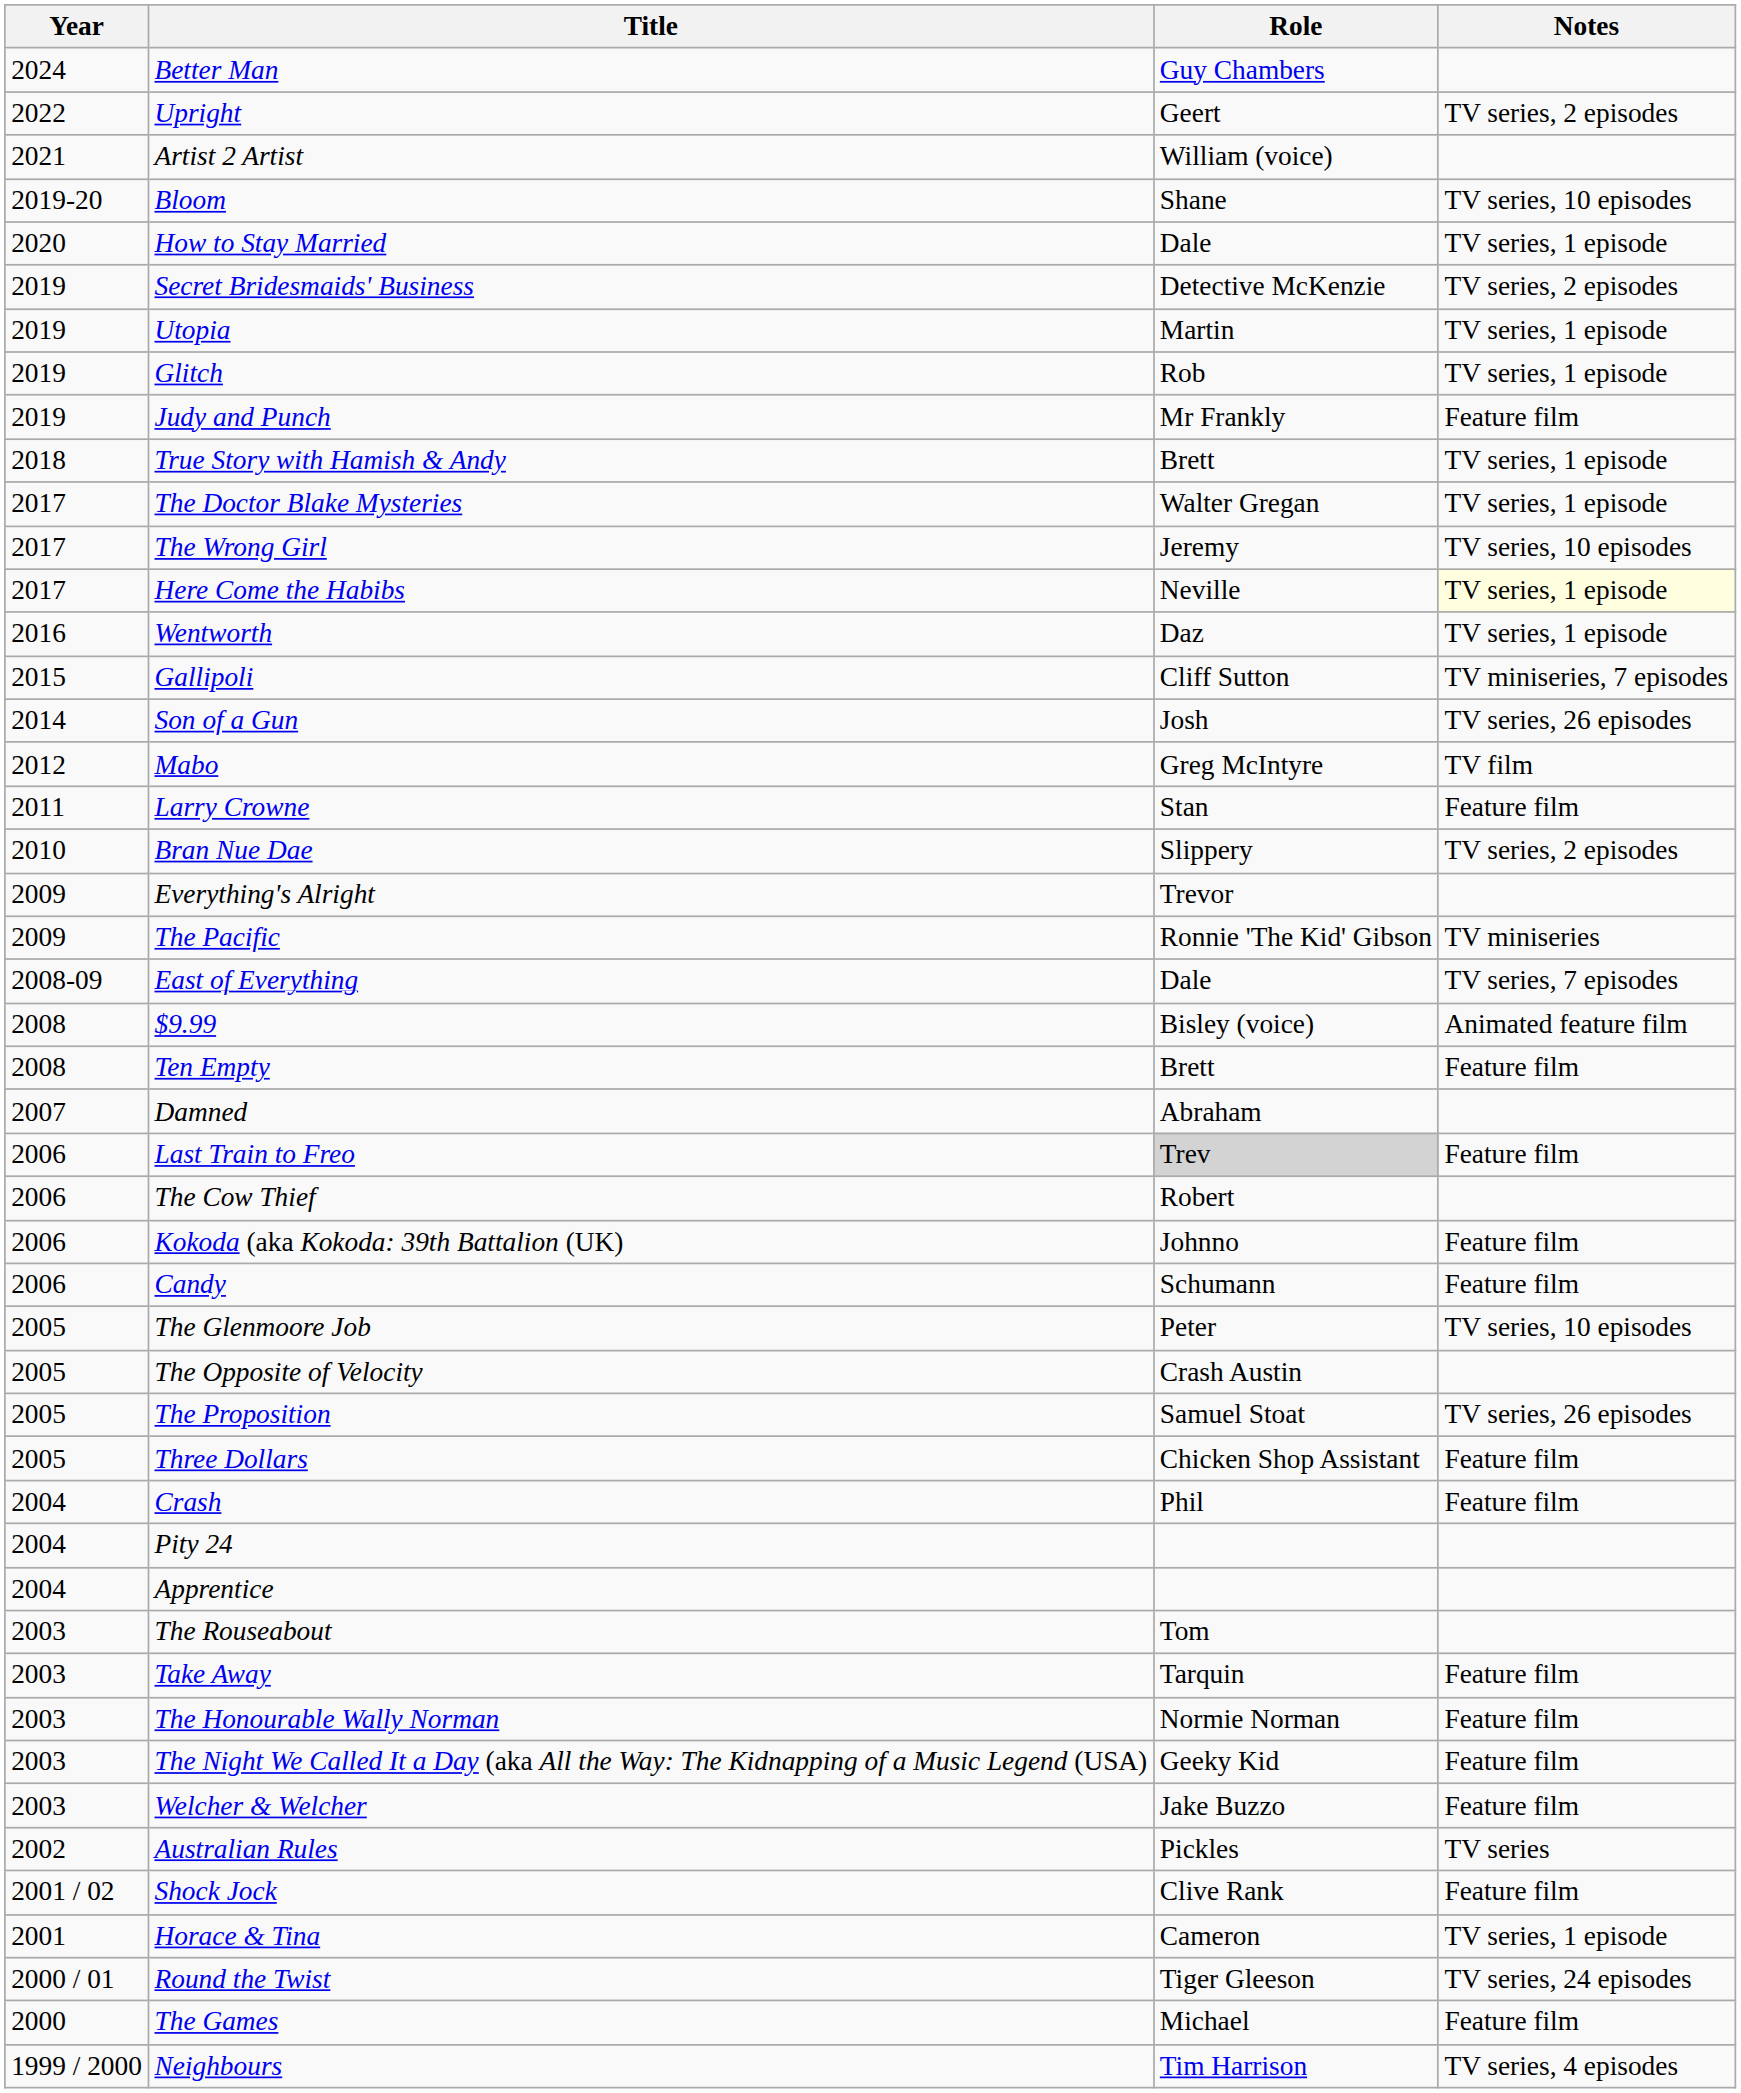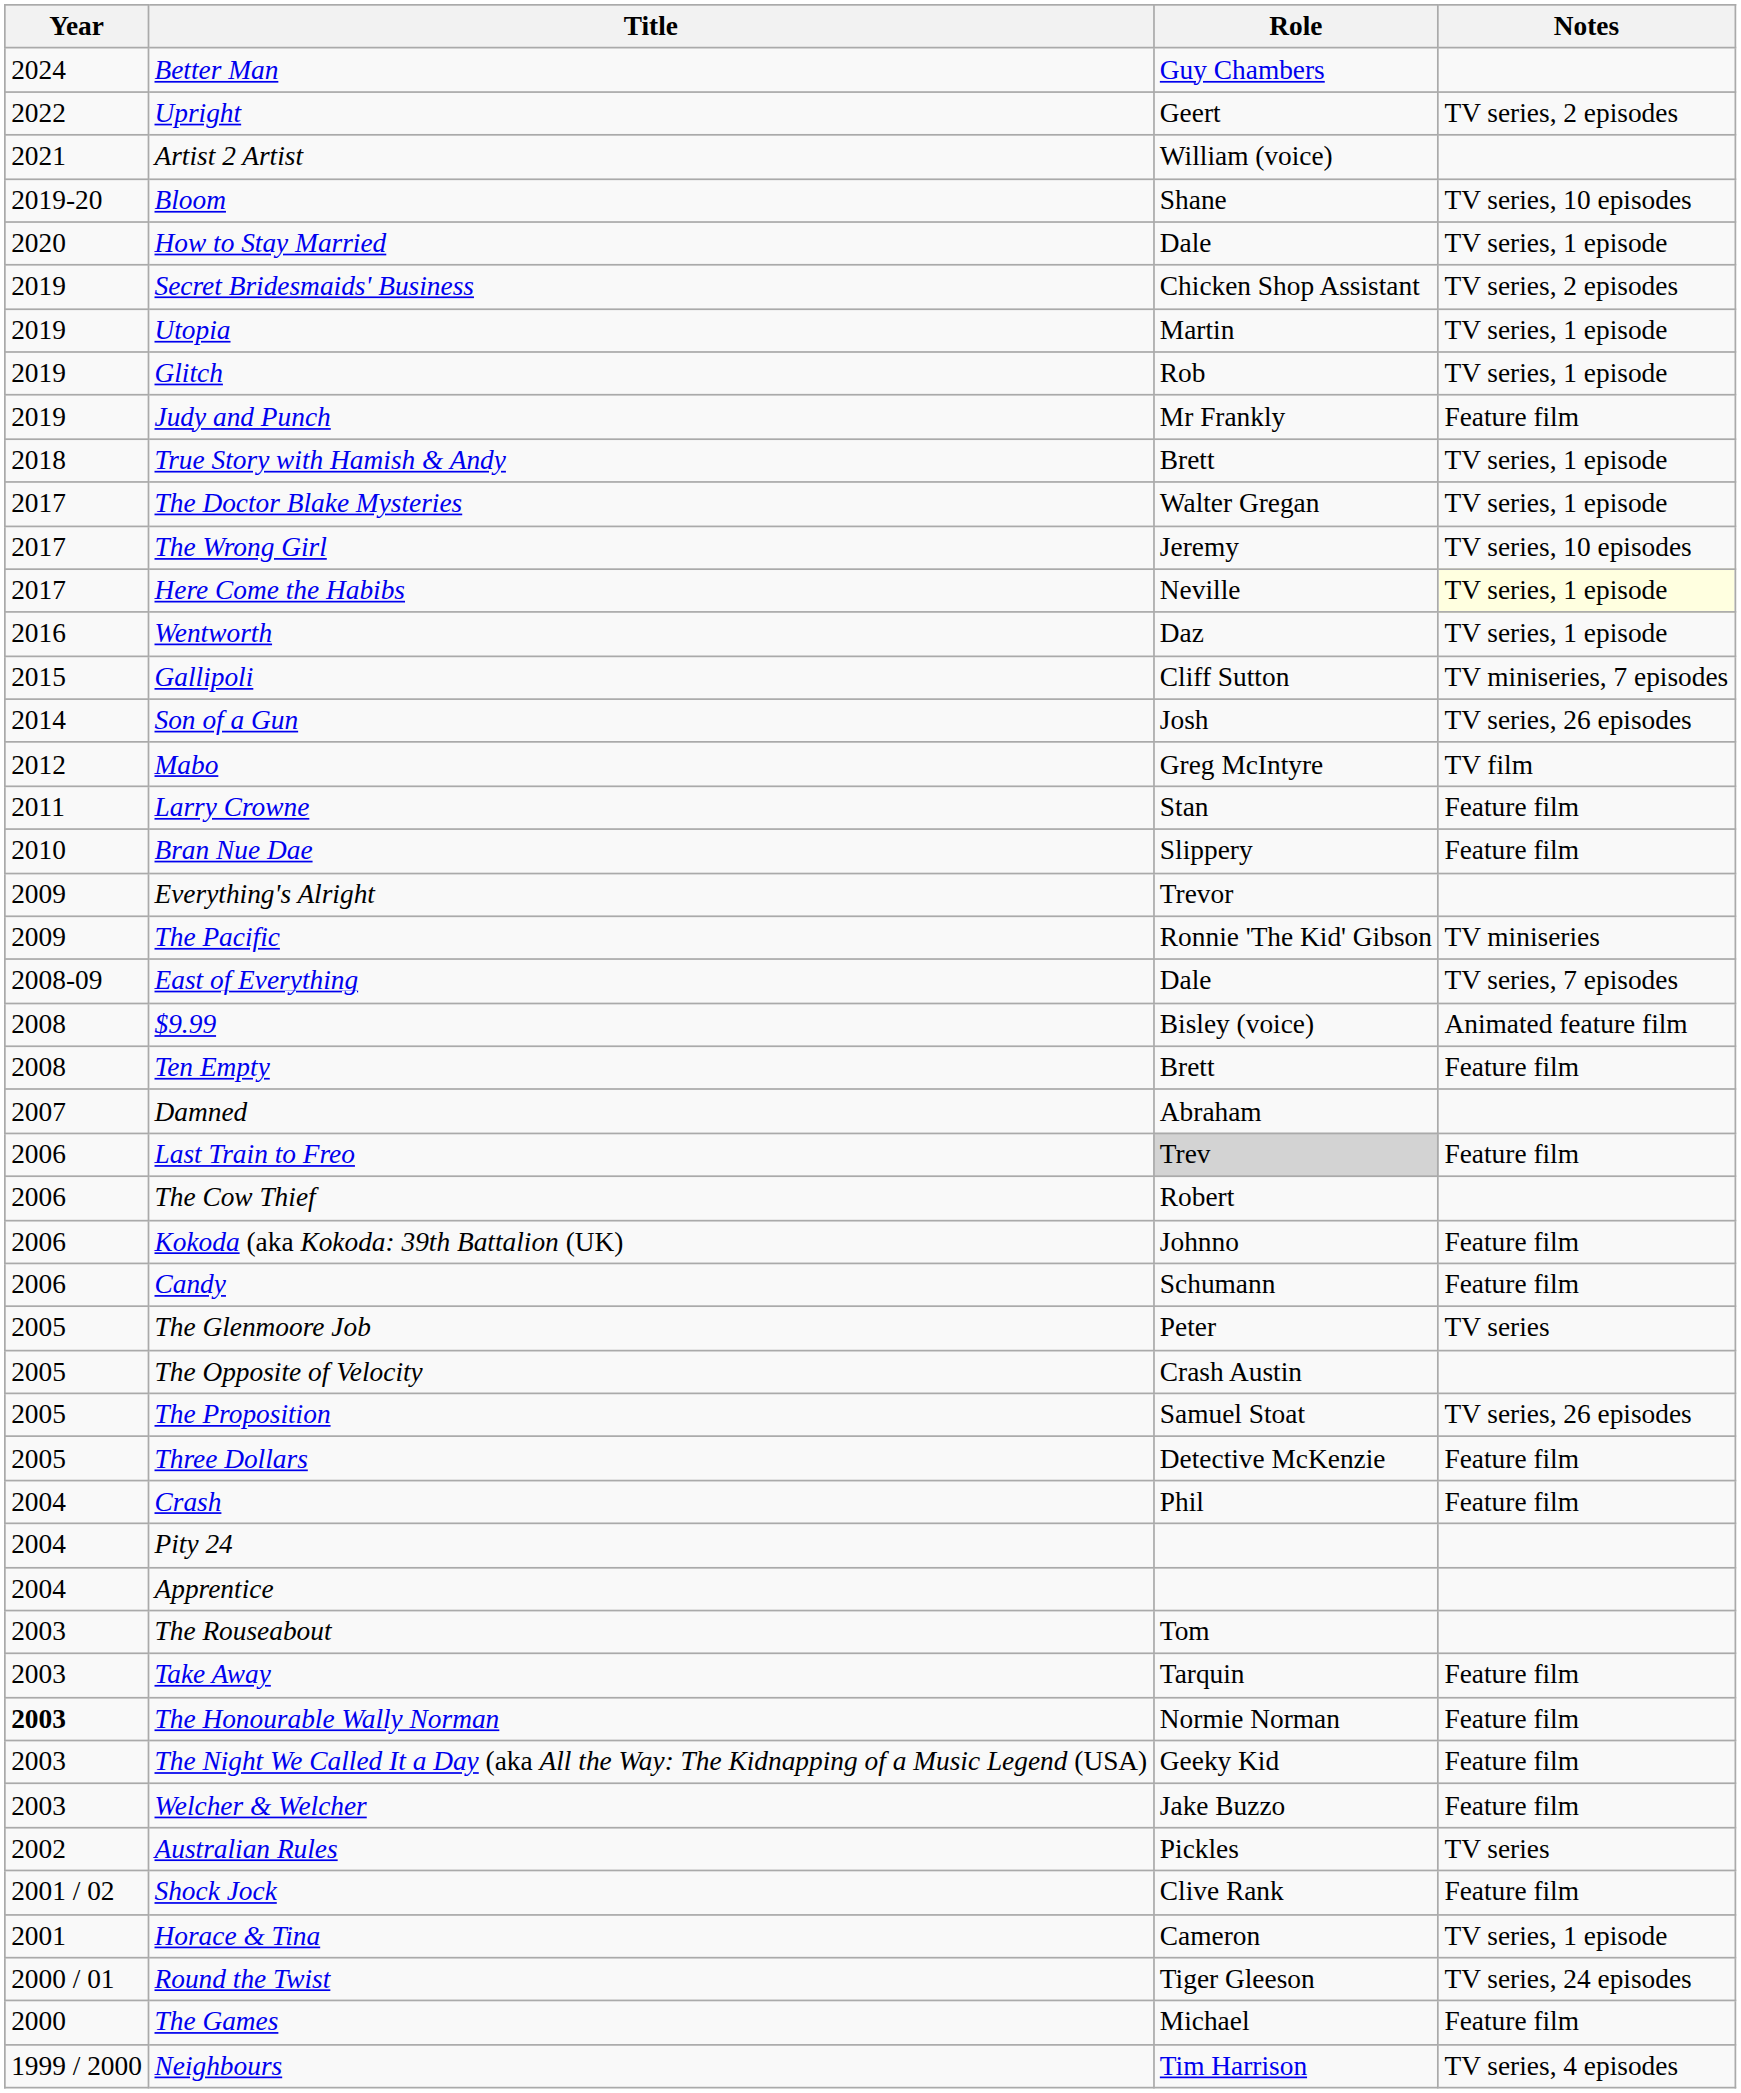(1273, 286) Detective McKenzie -> (1290, 286) Chicken Shop Assistant
(1561, 850) TV series, 2 episodes -> (1512, 850) Feature film
(1568, 1327) TV series, 10 episodes -> (1497, 1327) TV series
(1290, 1458) Chicken Shop Assistant -> (1273, 1458) Detective McKenzie
(39, 1718) normal -> (39, 1718) bold
